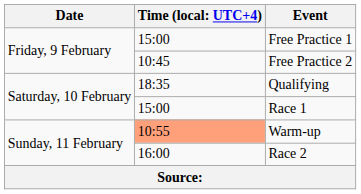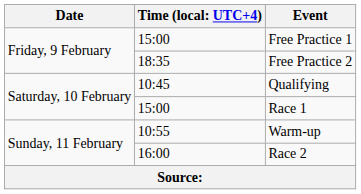(154, 62) 10:45 -> (154, 62) 18:35
(154, 85) 18:35 -> (154, 85) 10:45
(154, 131) lightsalmon background -> (154, 131) no background
